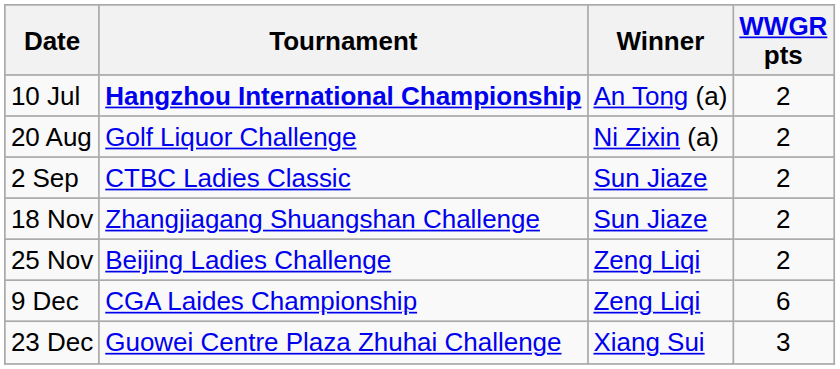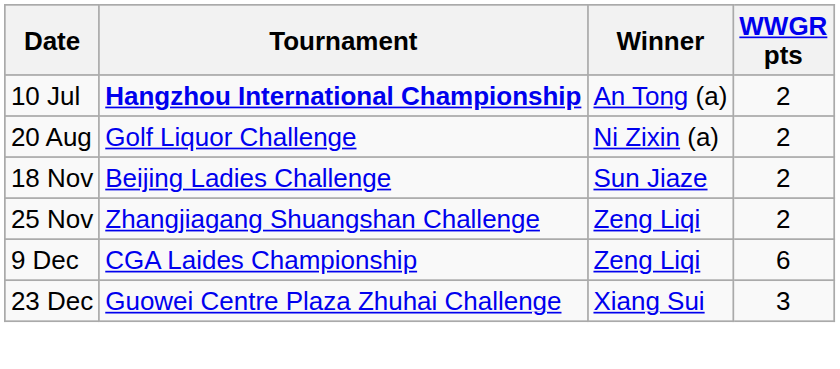- row: (45, 178)
(323, 219) Zhangjiagang Shuangshan Challenge -> (248, 178) Beijing Ladies Challenge
(248, 260) Beijing Ladies Challenge -> (323, 219) Zhangjiagang Shuangshan Challenge
